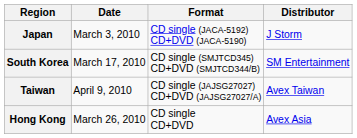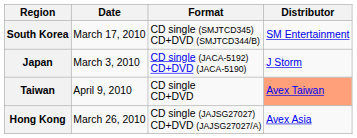rows swapped: (38, 35) <-> (38, 63)
(206, 91) CD single (JAJSG27027) CD+DVD (JAJSG27027/A) -> (173, 91) CD single CD+DVD
(295, 91) no background -> (295, 91) lightsalmon background
(173, 119) CD single CD+DVD -> (206, 119) CD single (JAJSG27027) CD+DVD (JAJSG27027/A)
